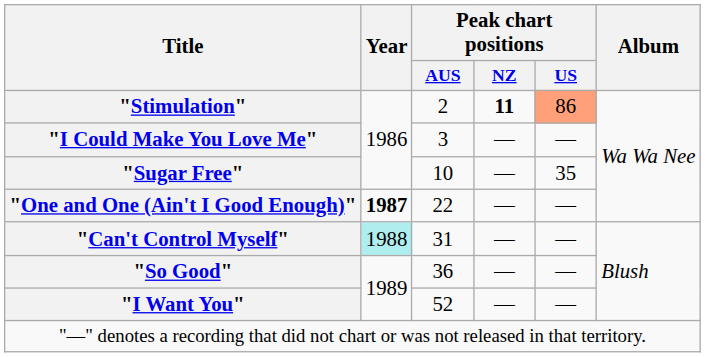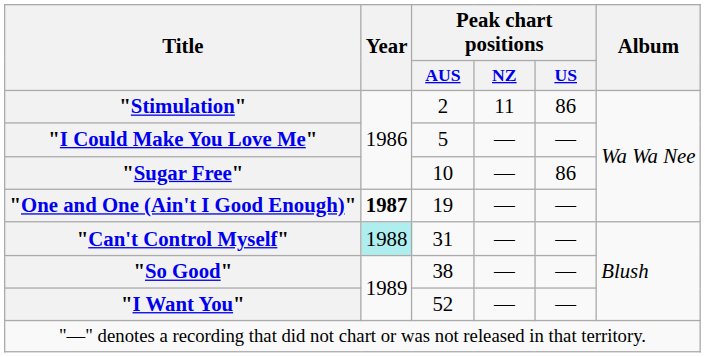(504, 106) bold -> (504, 106) normal
(566, 106) lightsalmon background -> (566, 106) no background
(443, 139) 3 -> (443, 139) 5
(566, 172) 35 -> (566, 172) 86
(443, 205) 22 -> (443, 205) 19
(443, 271) 36 -> (443, 271) 38
